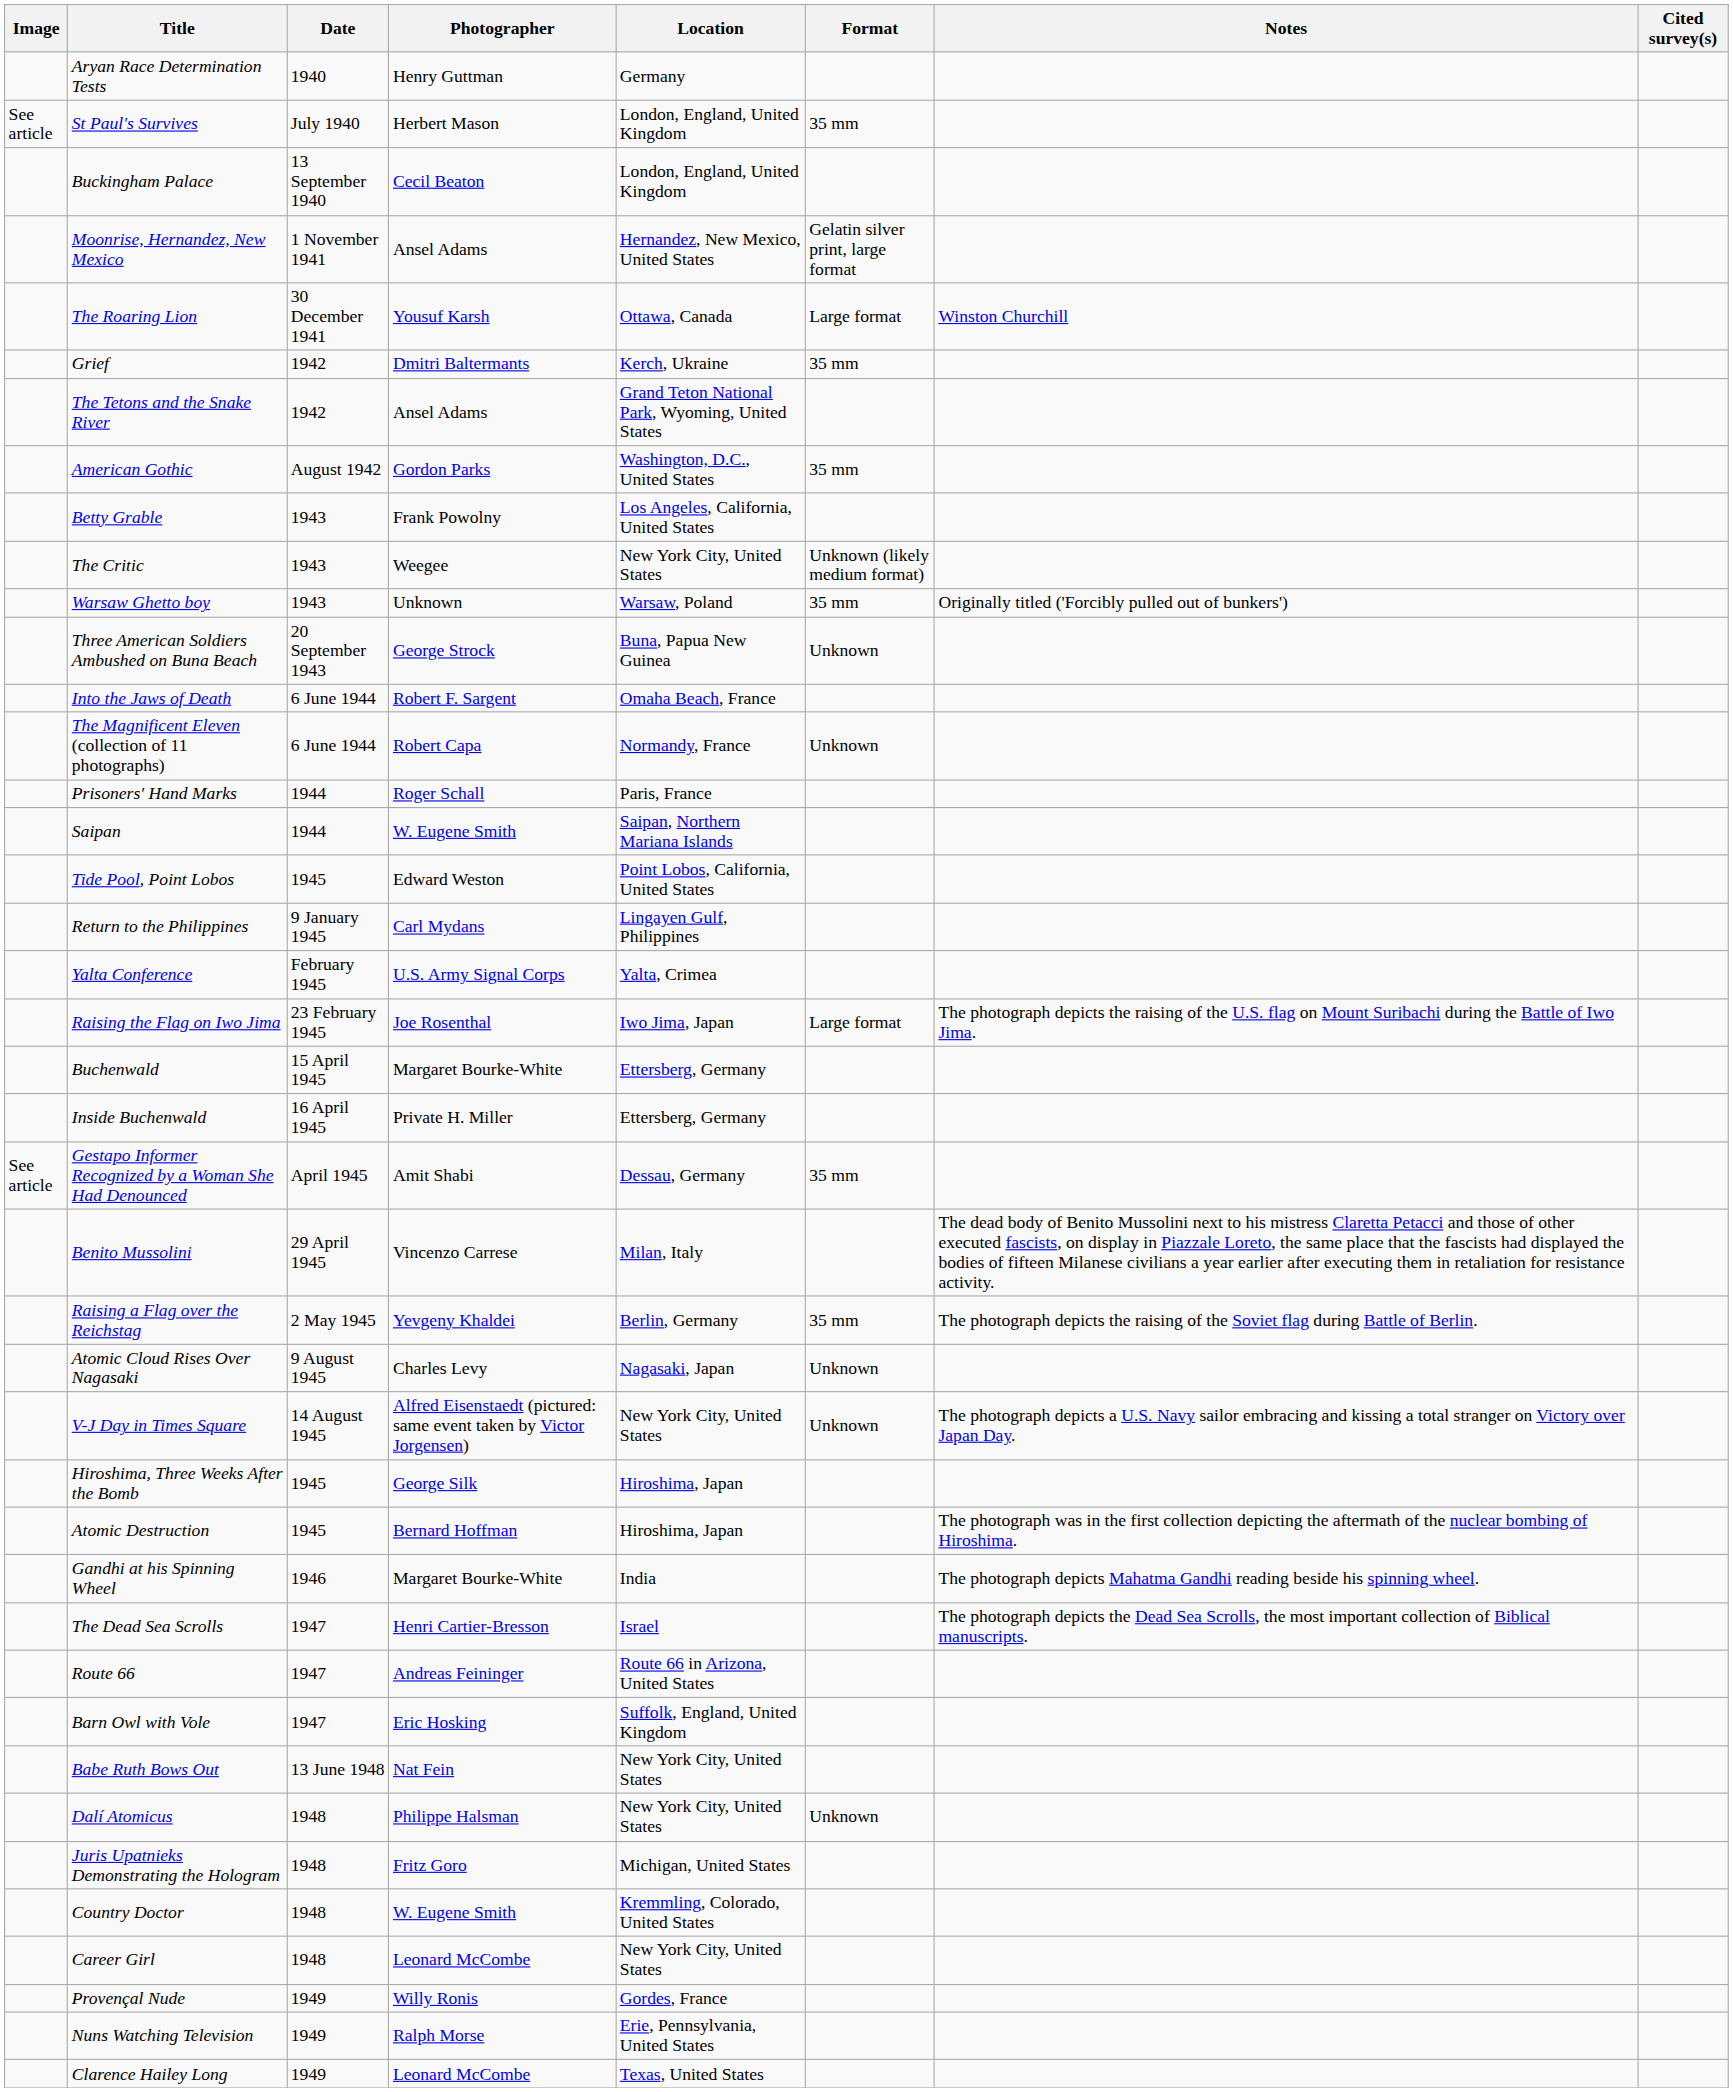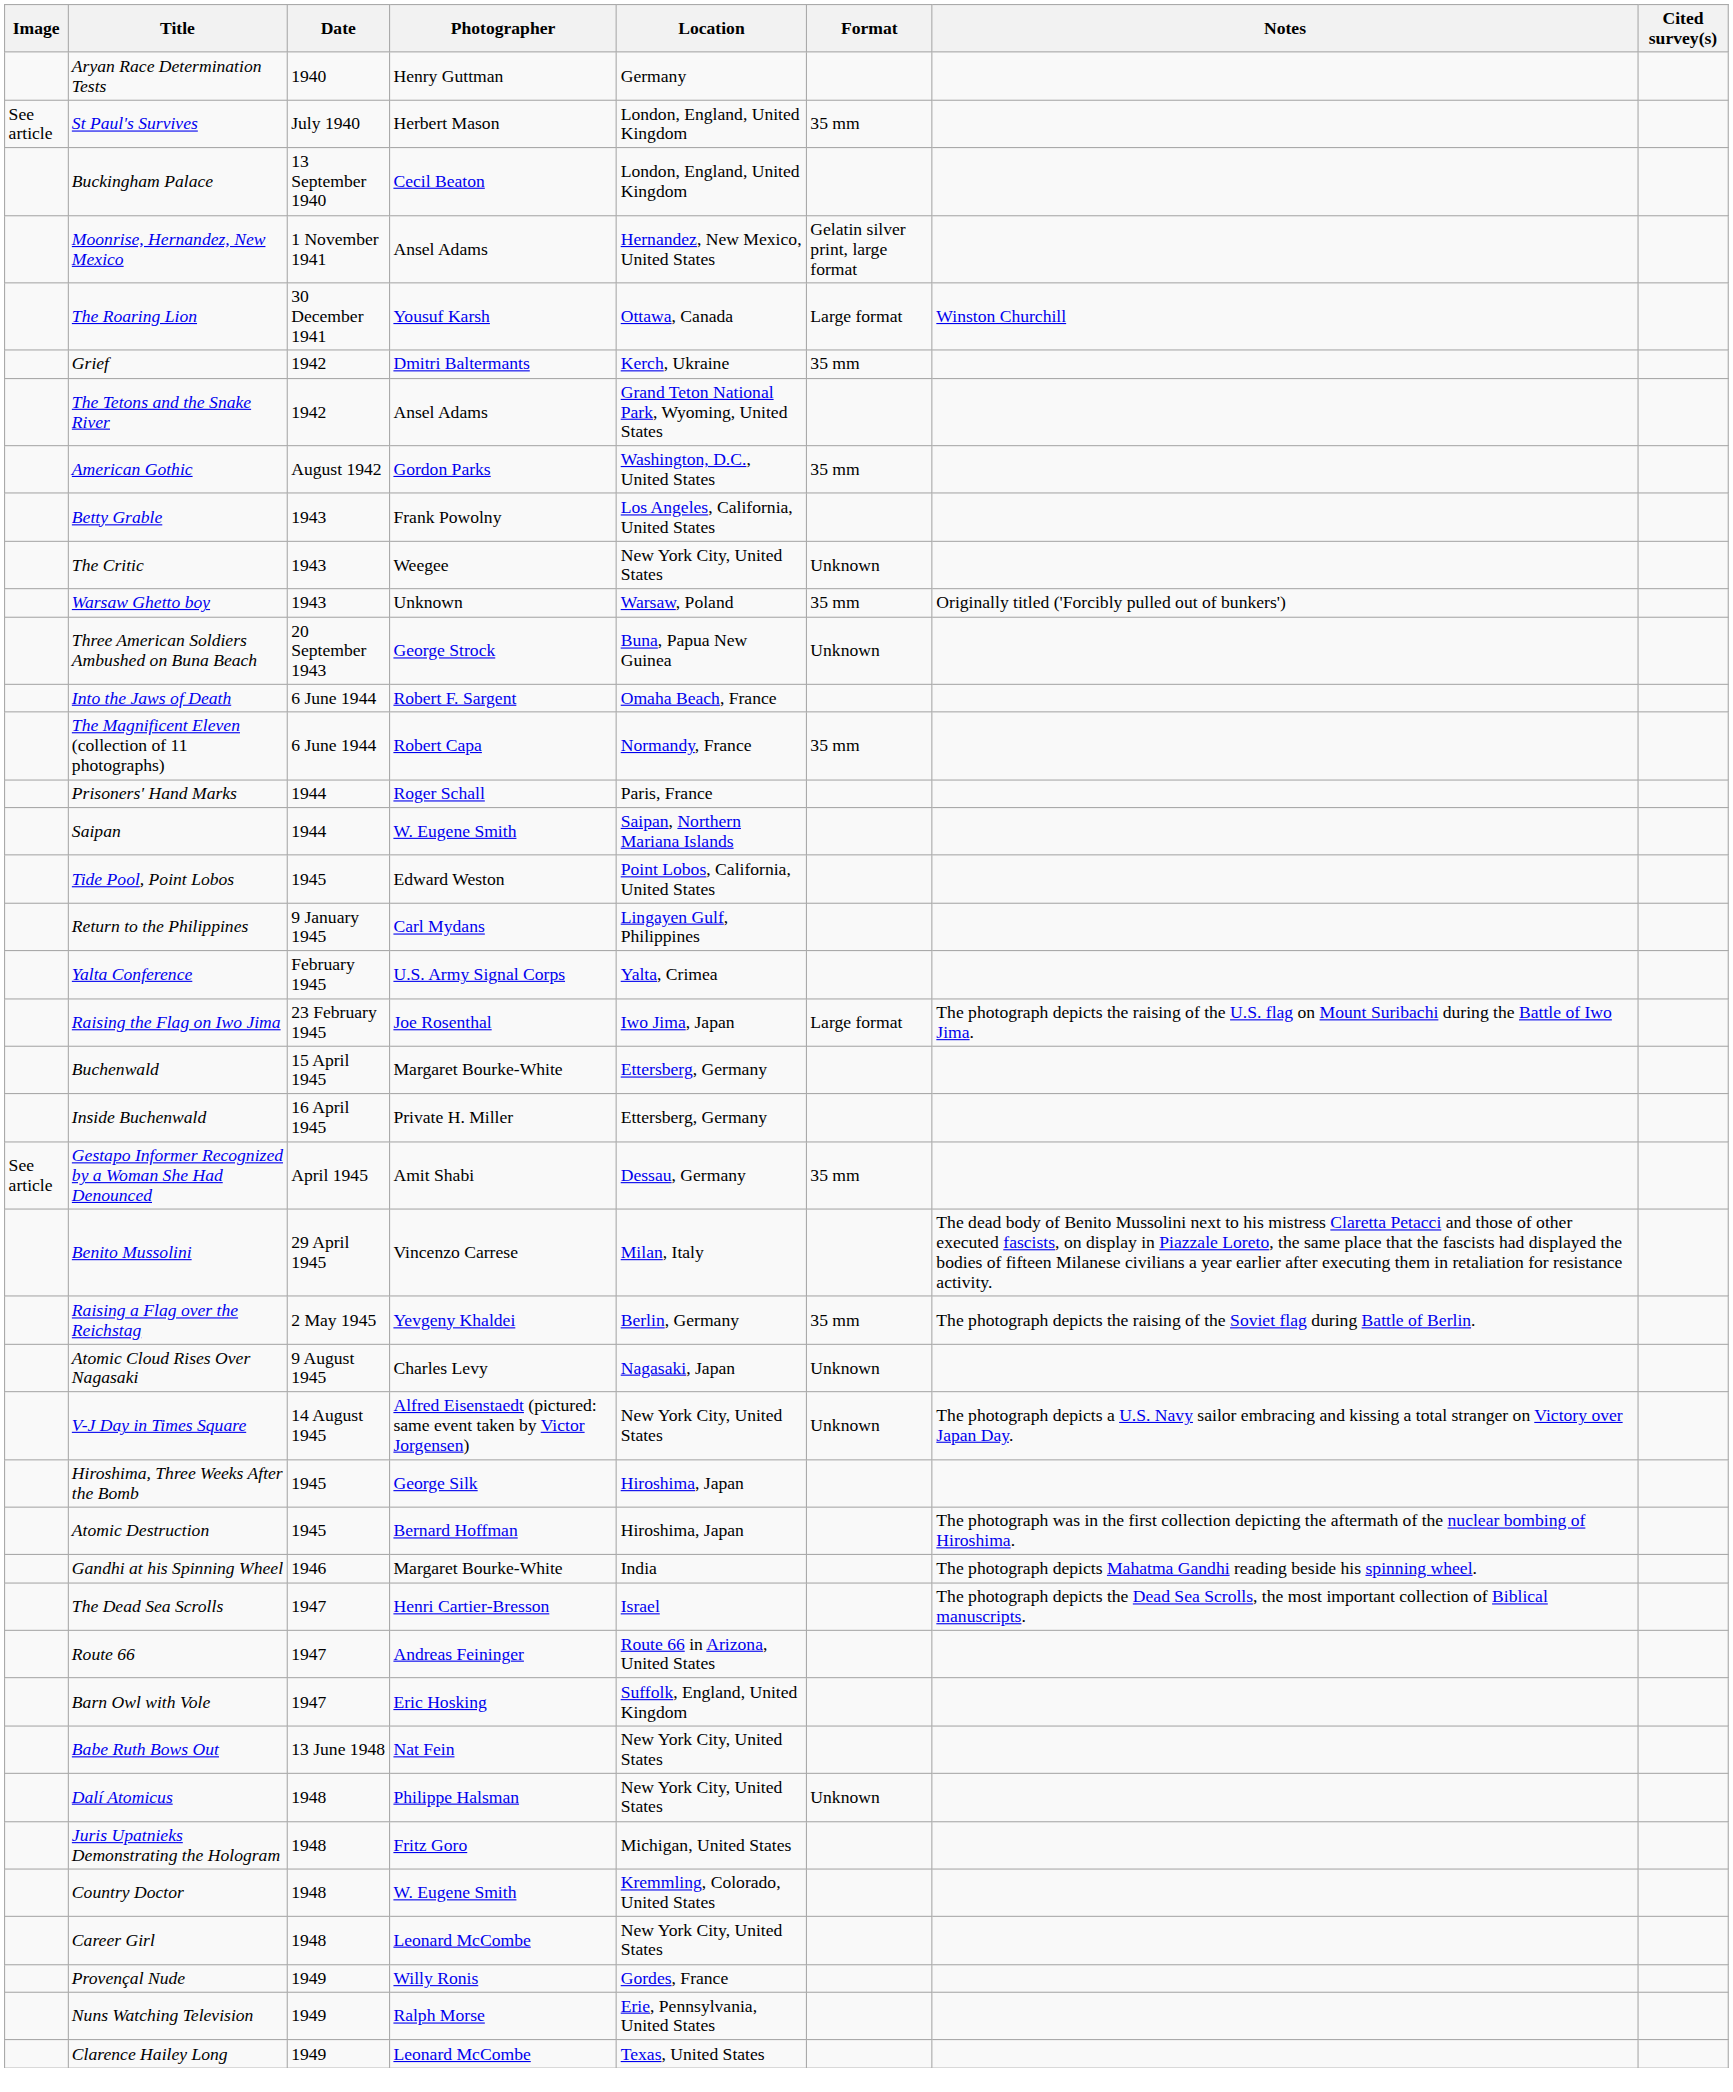(869, 564) Unknown (likely medium format) -> (845, 564) Unknown
(844, 745) Unknown -> (835, 745) 35 mm
